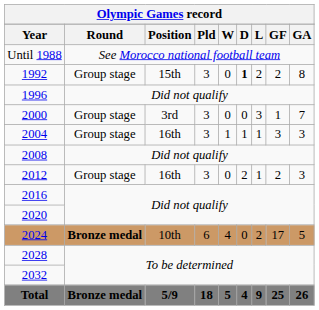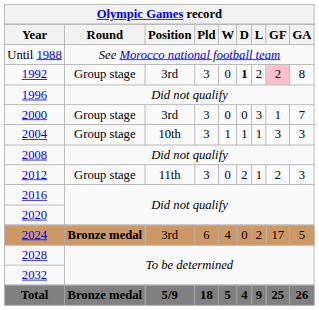(170, 74) 15th -> (170, 74) 3rd
(278, 74) no background -> (278, 74) pink background
(170, 134) 16th -> (170, 134) 10th
(170, 174) 16th -> (170, 174) 11th
(170, 235) 10th -> (170, 235) 3rd
